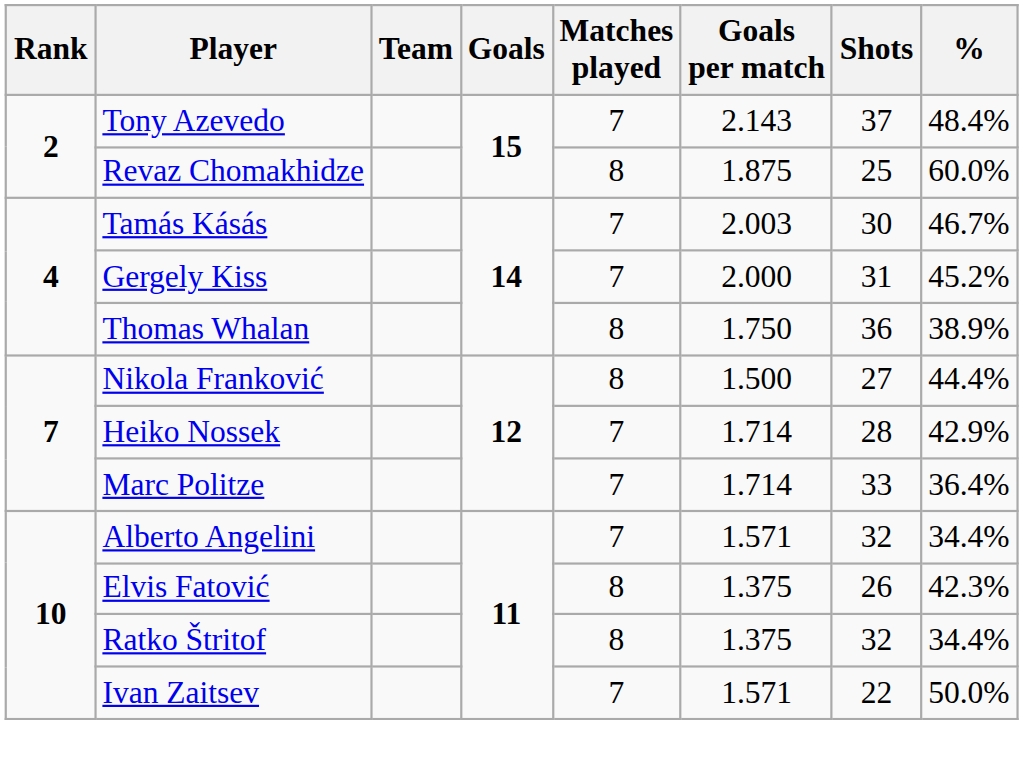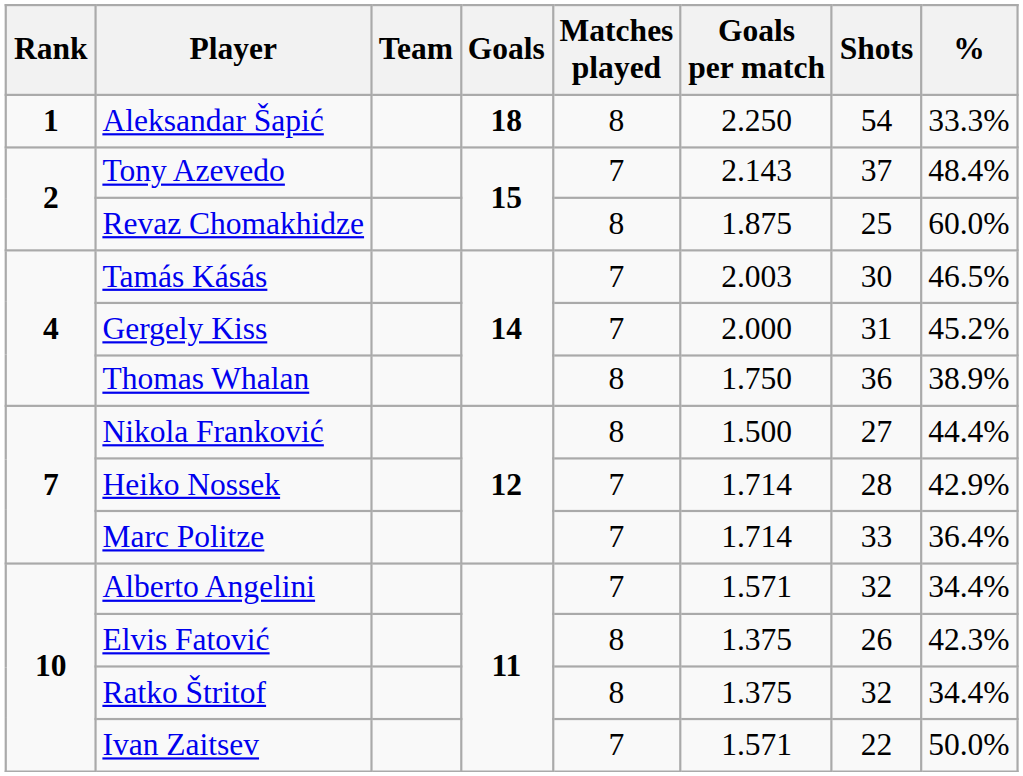+ row: (213, 120)
(969, 224) 46.7% -> (969, 276) 46.5%
